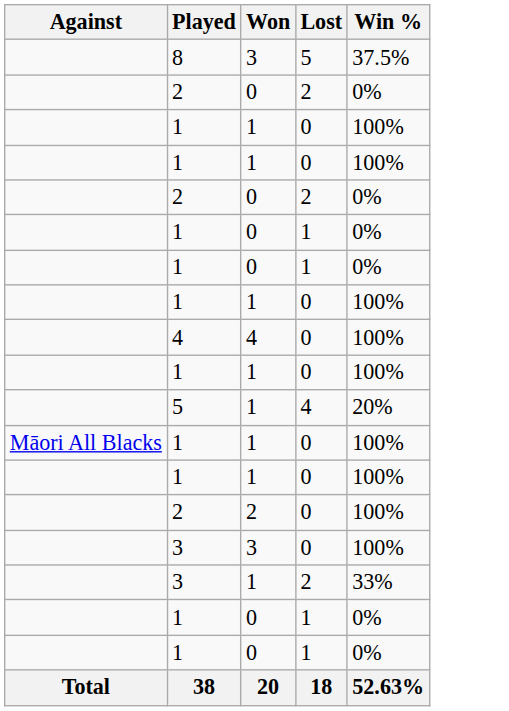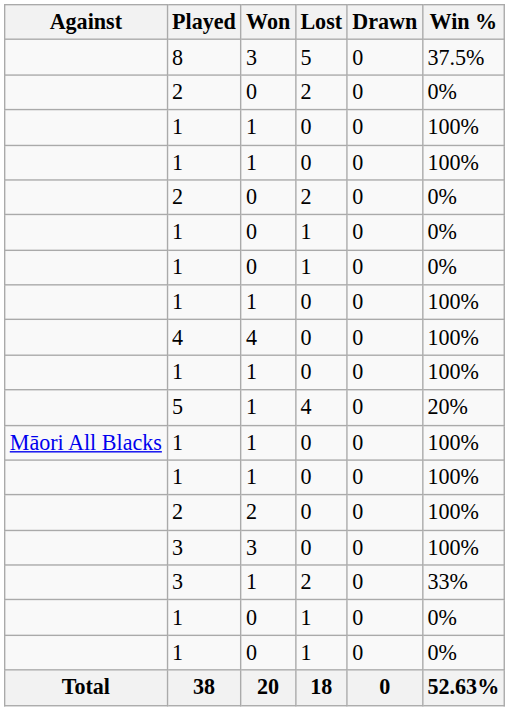+ column: (385, 22)
